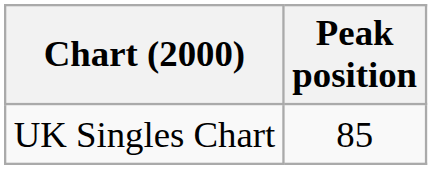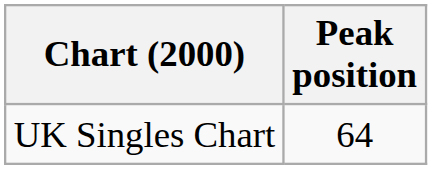(355, 133) 85 -> (355, 133) 64
